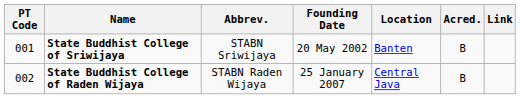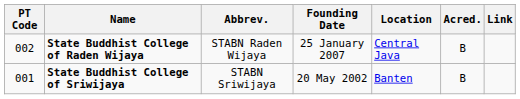rows swapped: (118, 49) <-> (118, 79)
